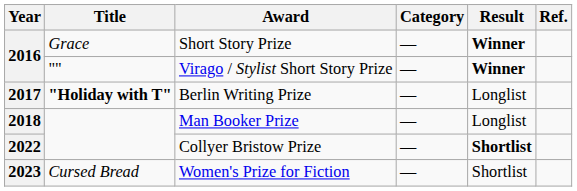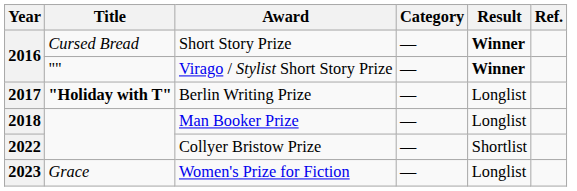(69, 43) Grace -> (94, 43) Cursed Bread
(502, 146) bold -> (499, 146) normal
(94, 172) Cursed Bread -> (69, 172) Grace
(499, 172) Shortlist -> (499, 172) Longlist
